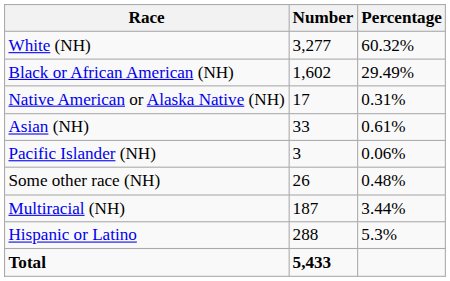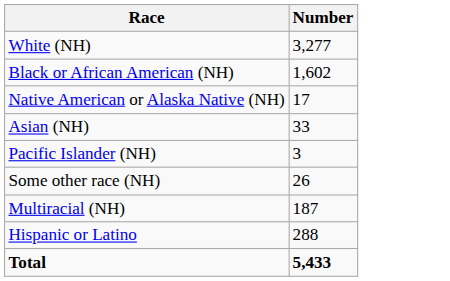- column: (402, 18)
